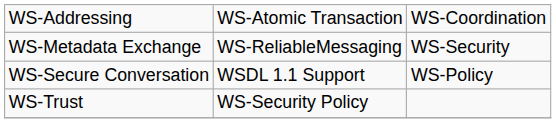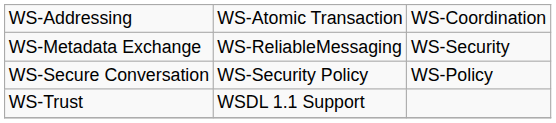(291, 74) WSDL 1.1 Support -> (293, 74) WS-Security Policy
(293, 103) WS-Security Policy -> (291, 103) WSDL 1.1 Support
